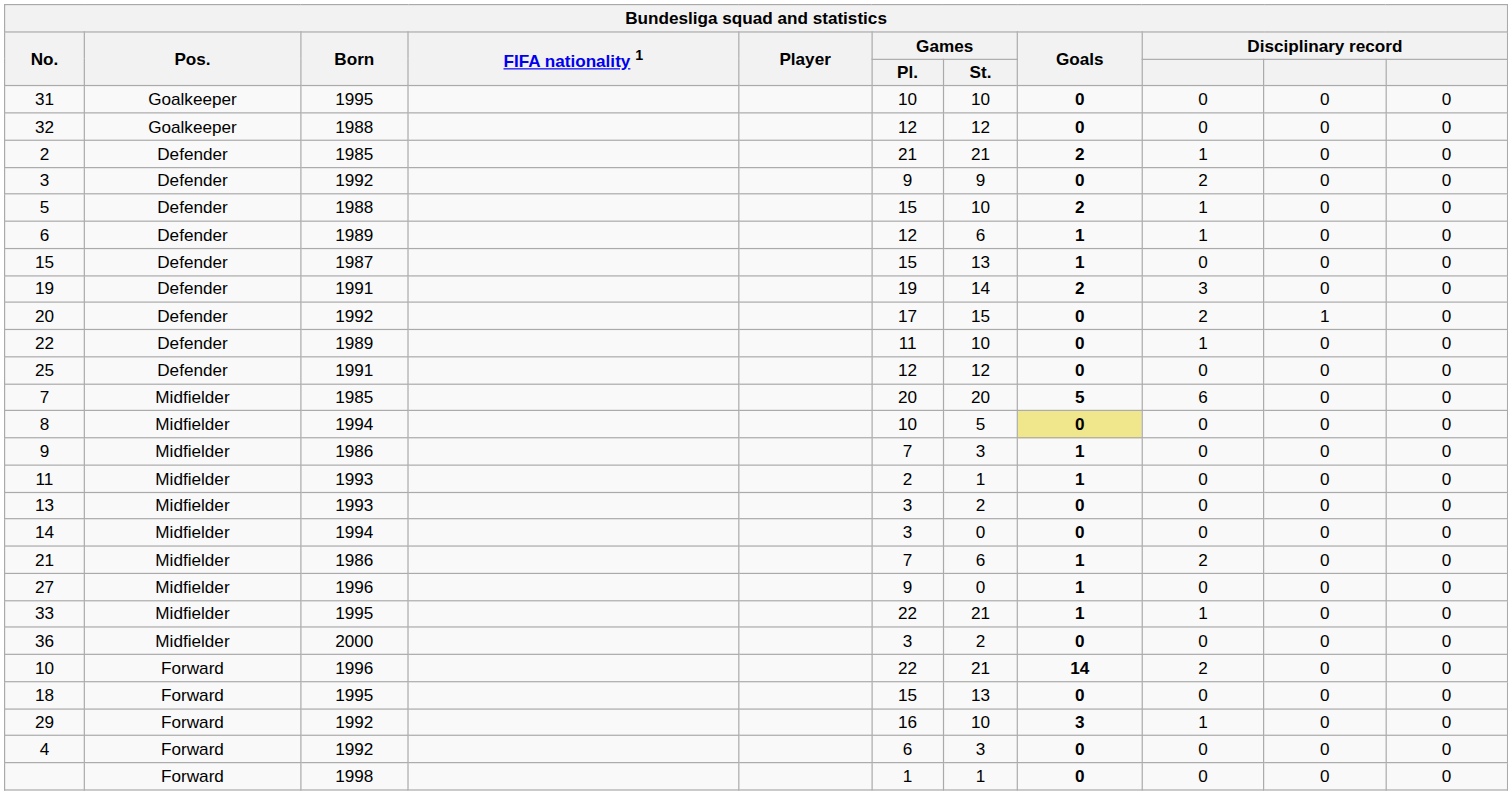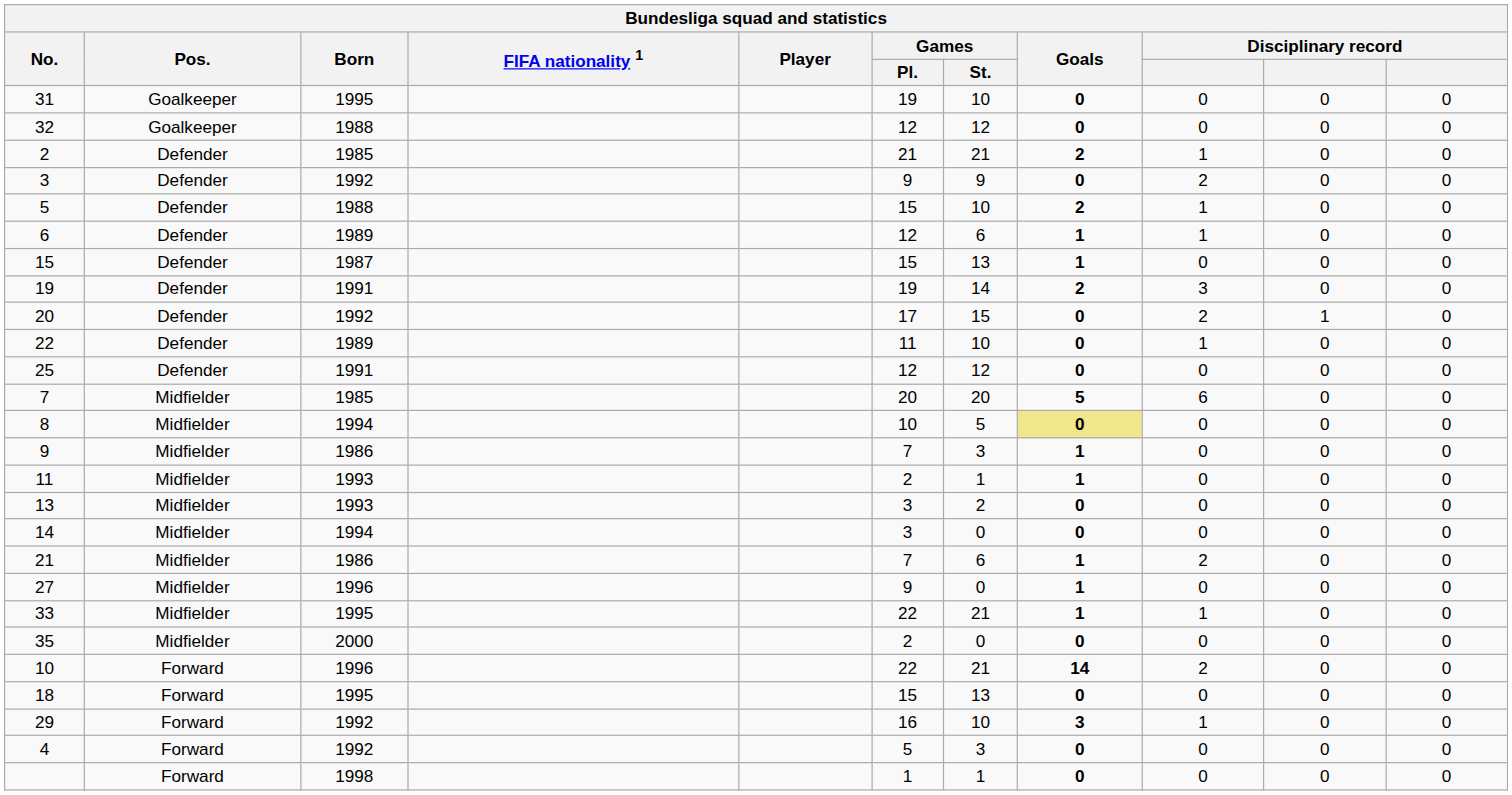(908, 100) 10 -> (908, 100) 19
+ row: (44, 641)
- row: (44, 641)
(908, 749) 6 -> (908, 749) 5
